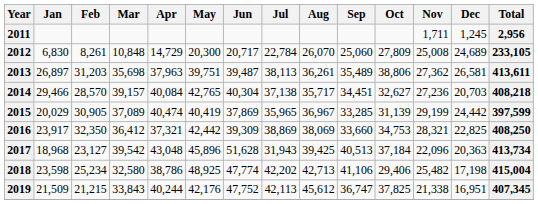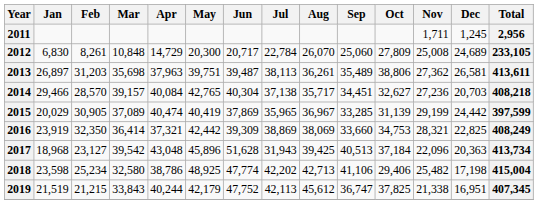(53, 131) 23,917 -> (53, 131) 23,919
(129, 131) 36,412 -> (129, 131) 36,414
(511, 131) 408,250 -> (511, 131) 408,249
(53, 189) 21,509 -> (53, 189) 21,519
(204, 189) 42,176 -> (204, 189) 42,179
